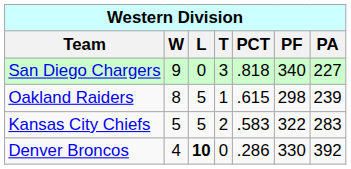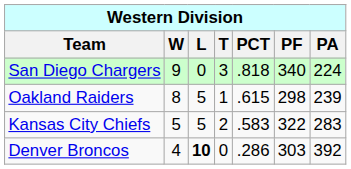(328, 71) 227 -> (328, 71) 224
(292, 151) 330 -> (292, 151) 303
